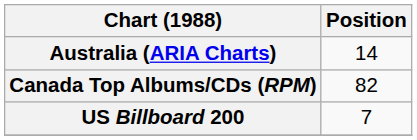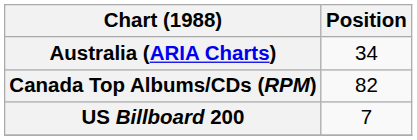(366, 53) 14 -> (366, 53) 34
